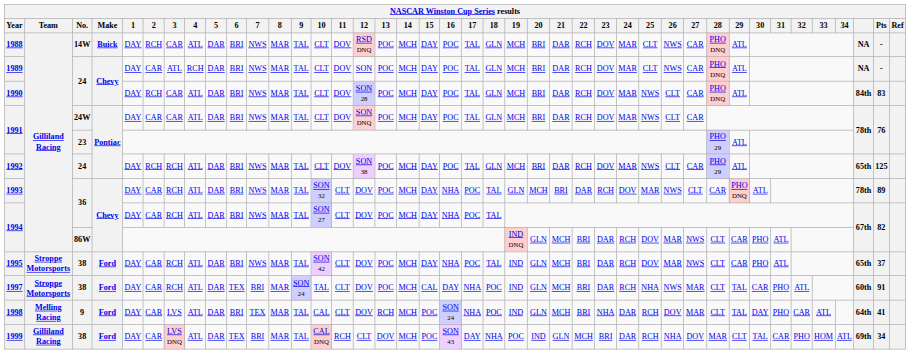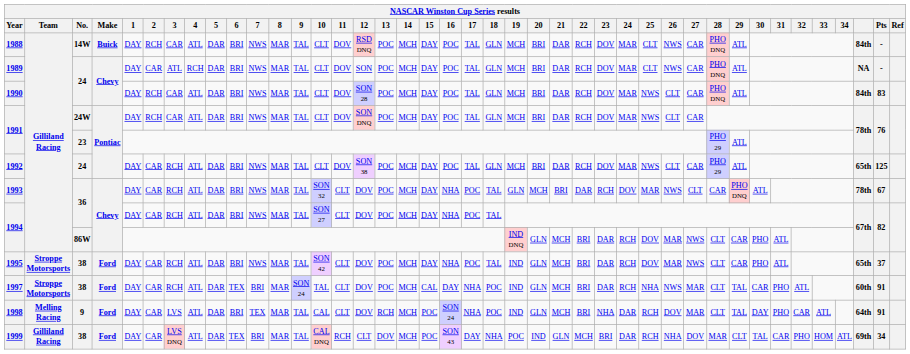(864, 44) NA -> (864, 44) 84th
(154, 117) CAR -> (154, 117) RCH
(154, 166) RCH -> (154, 166) CAR
(881, 190) 89 -> (881, 190) 67
(881, 312) 41 -> (881, 312) 91
